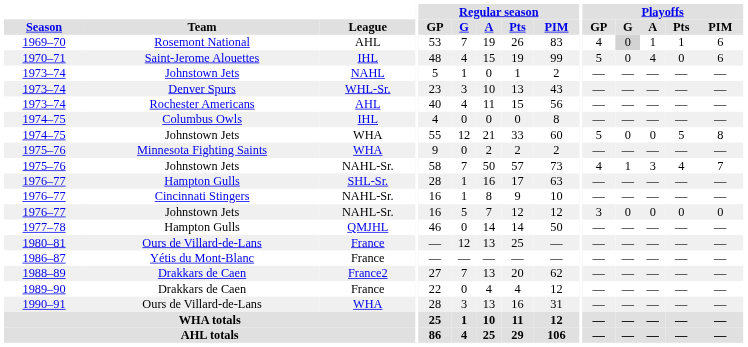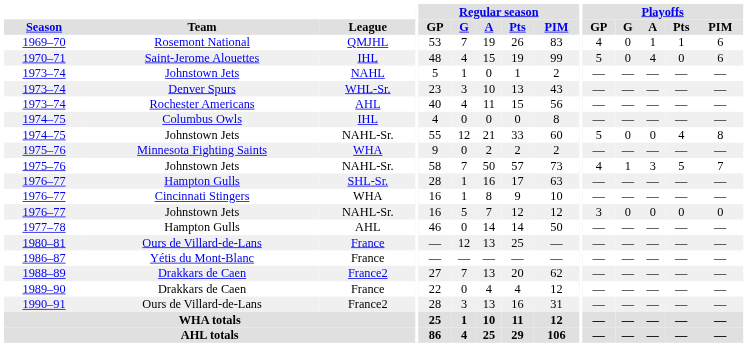(368, 42) AHL -> (368, 42) QMJHL
(628, 42) lightgrey background -> (628, 42) no background
(368, 135) WHA -> (368, 135) NAHL-Sr.
(681, 135) 5 -> (681, 135) 4
(681, 165) 4 -> (681, 165) 5
(368, 196) NAHL-Sr. -> (368, 196) WHA
(368, 227) QMJHL -> (368, 227) AHL
(368, 304) WHA -> (368, 304) France2
